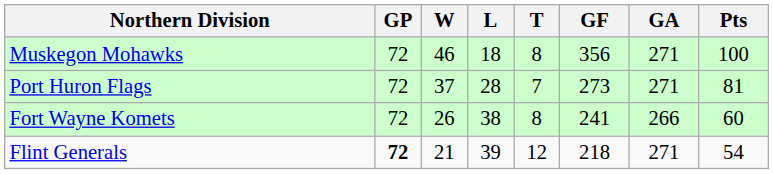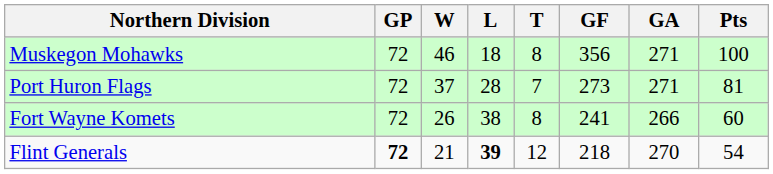(490, 151) normal -> (490, 151) bold
(664, 151) 271 -> (664, 151) 270
